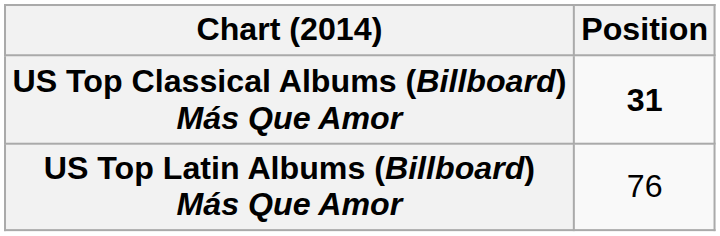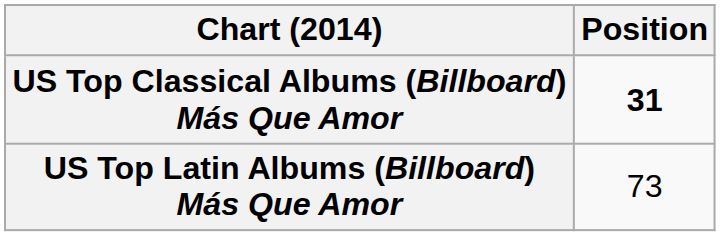(645, 186) 76 -> (645, 186) 73
